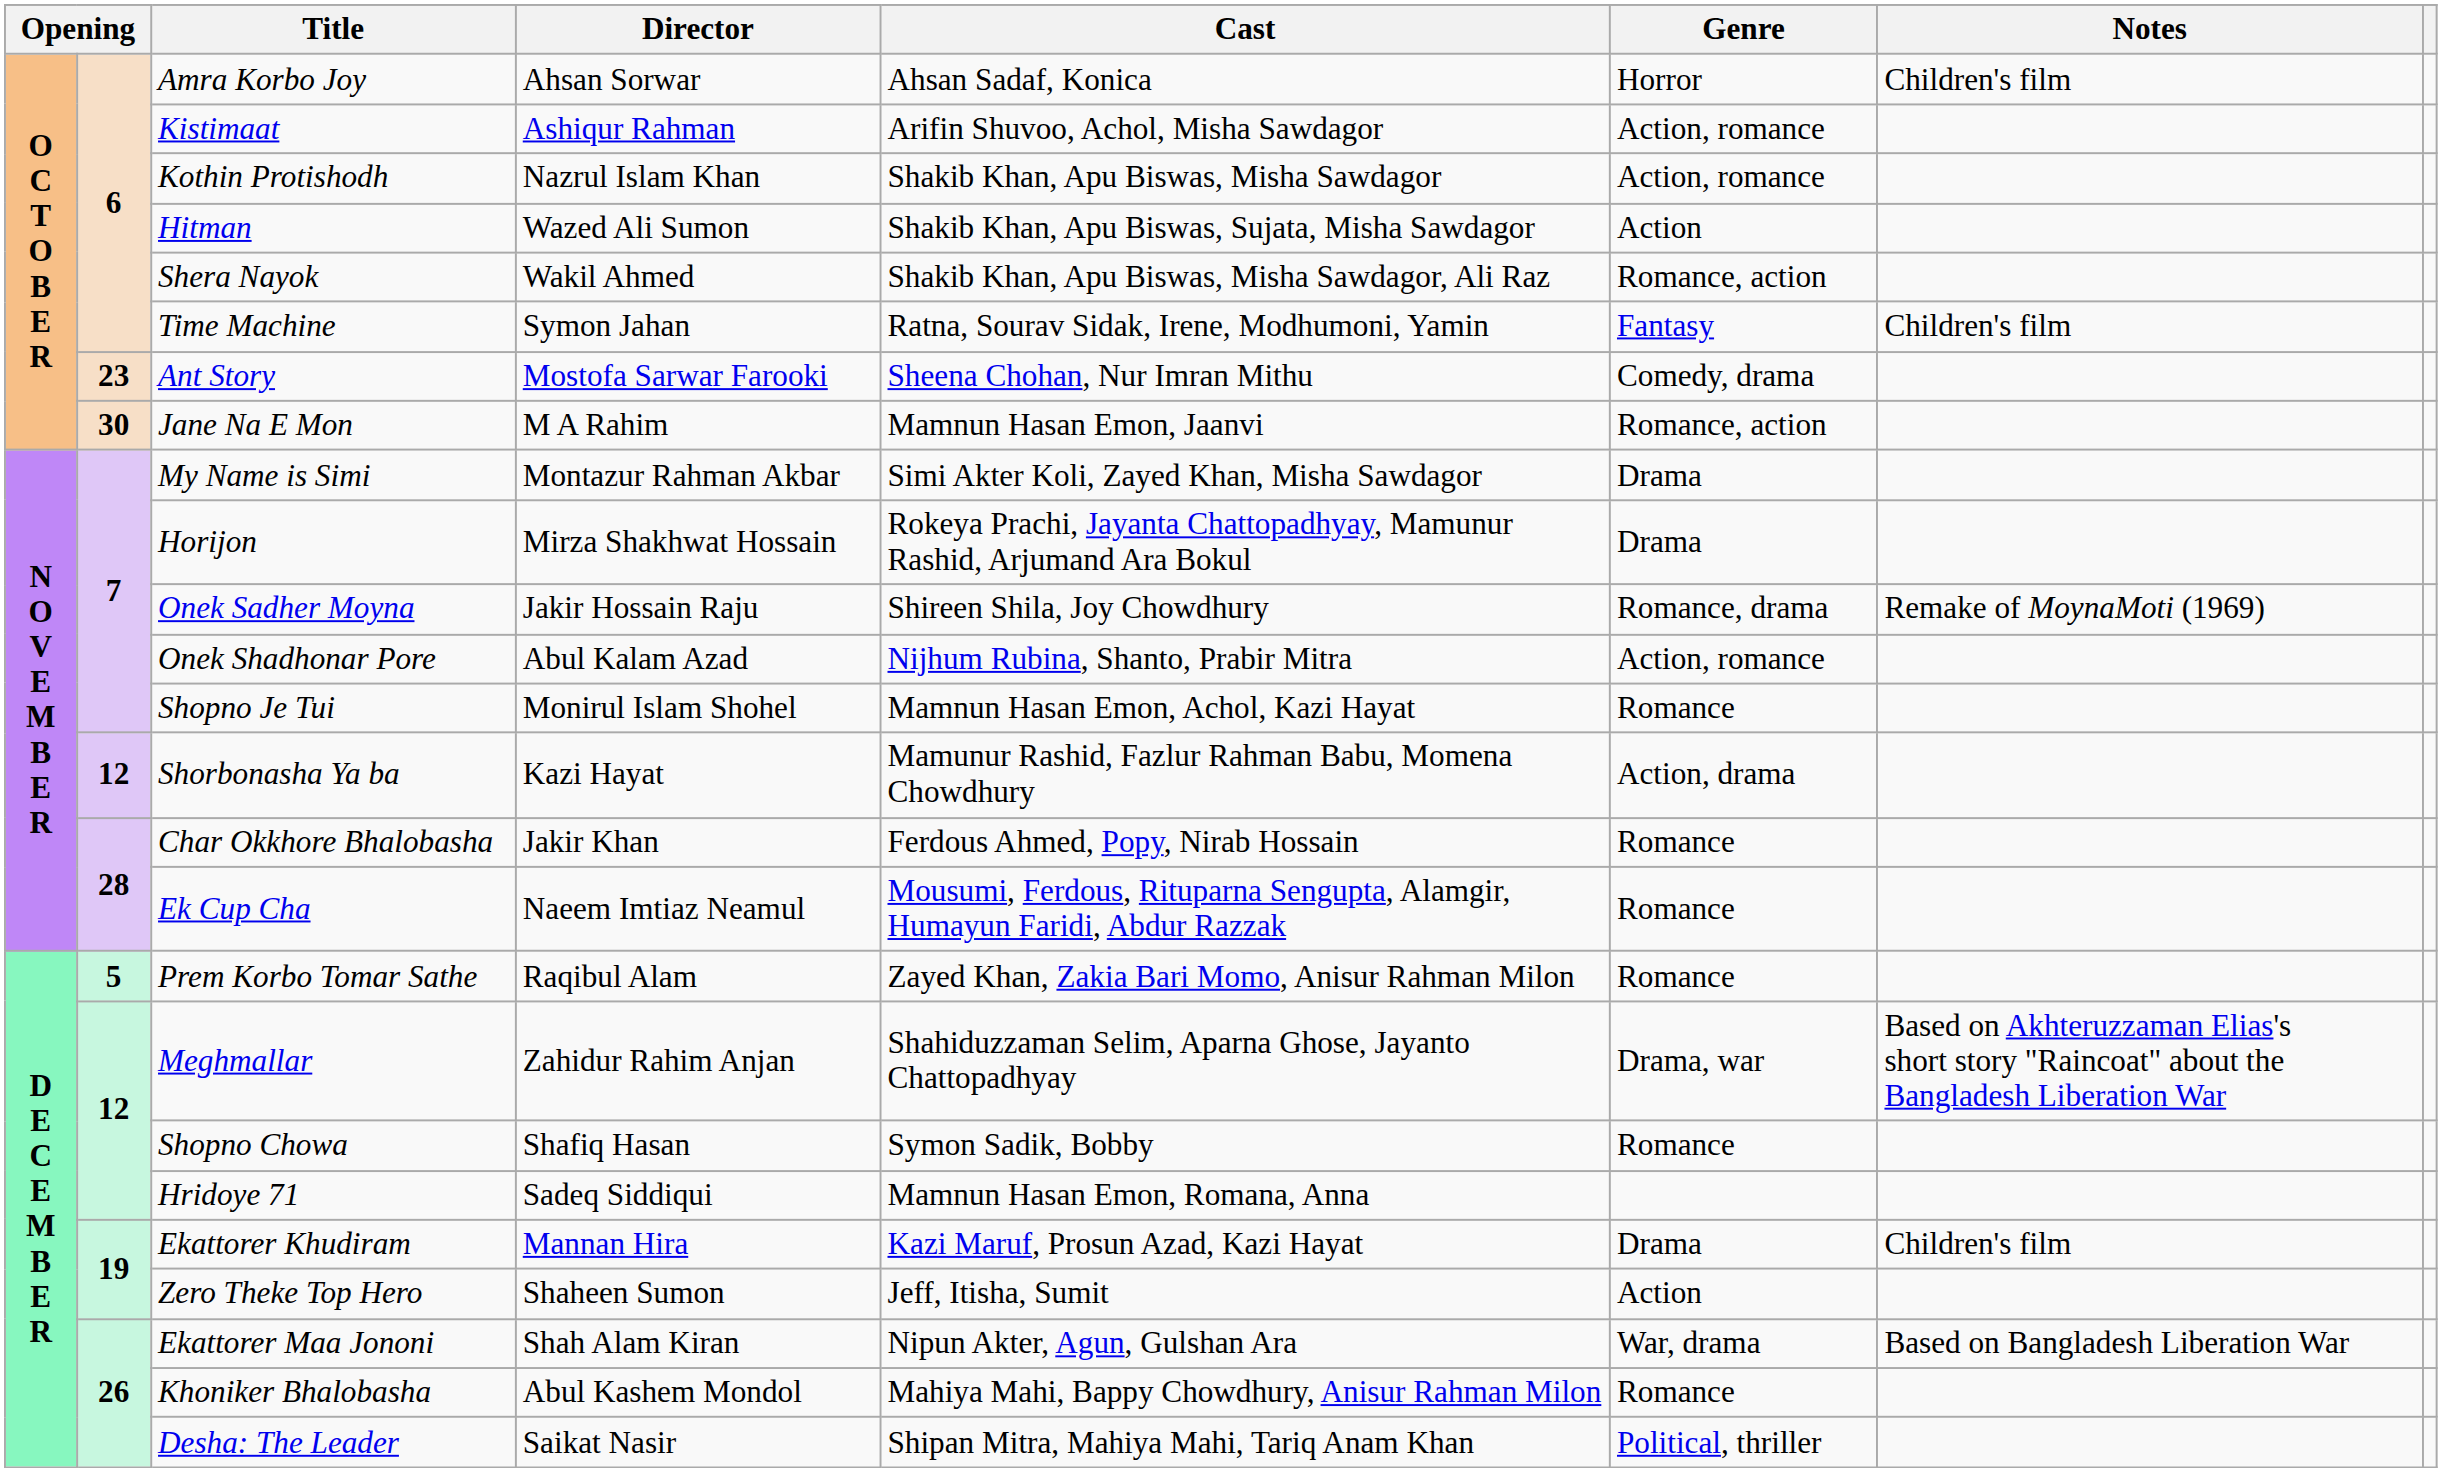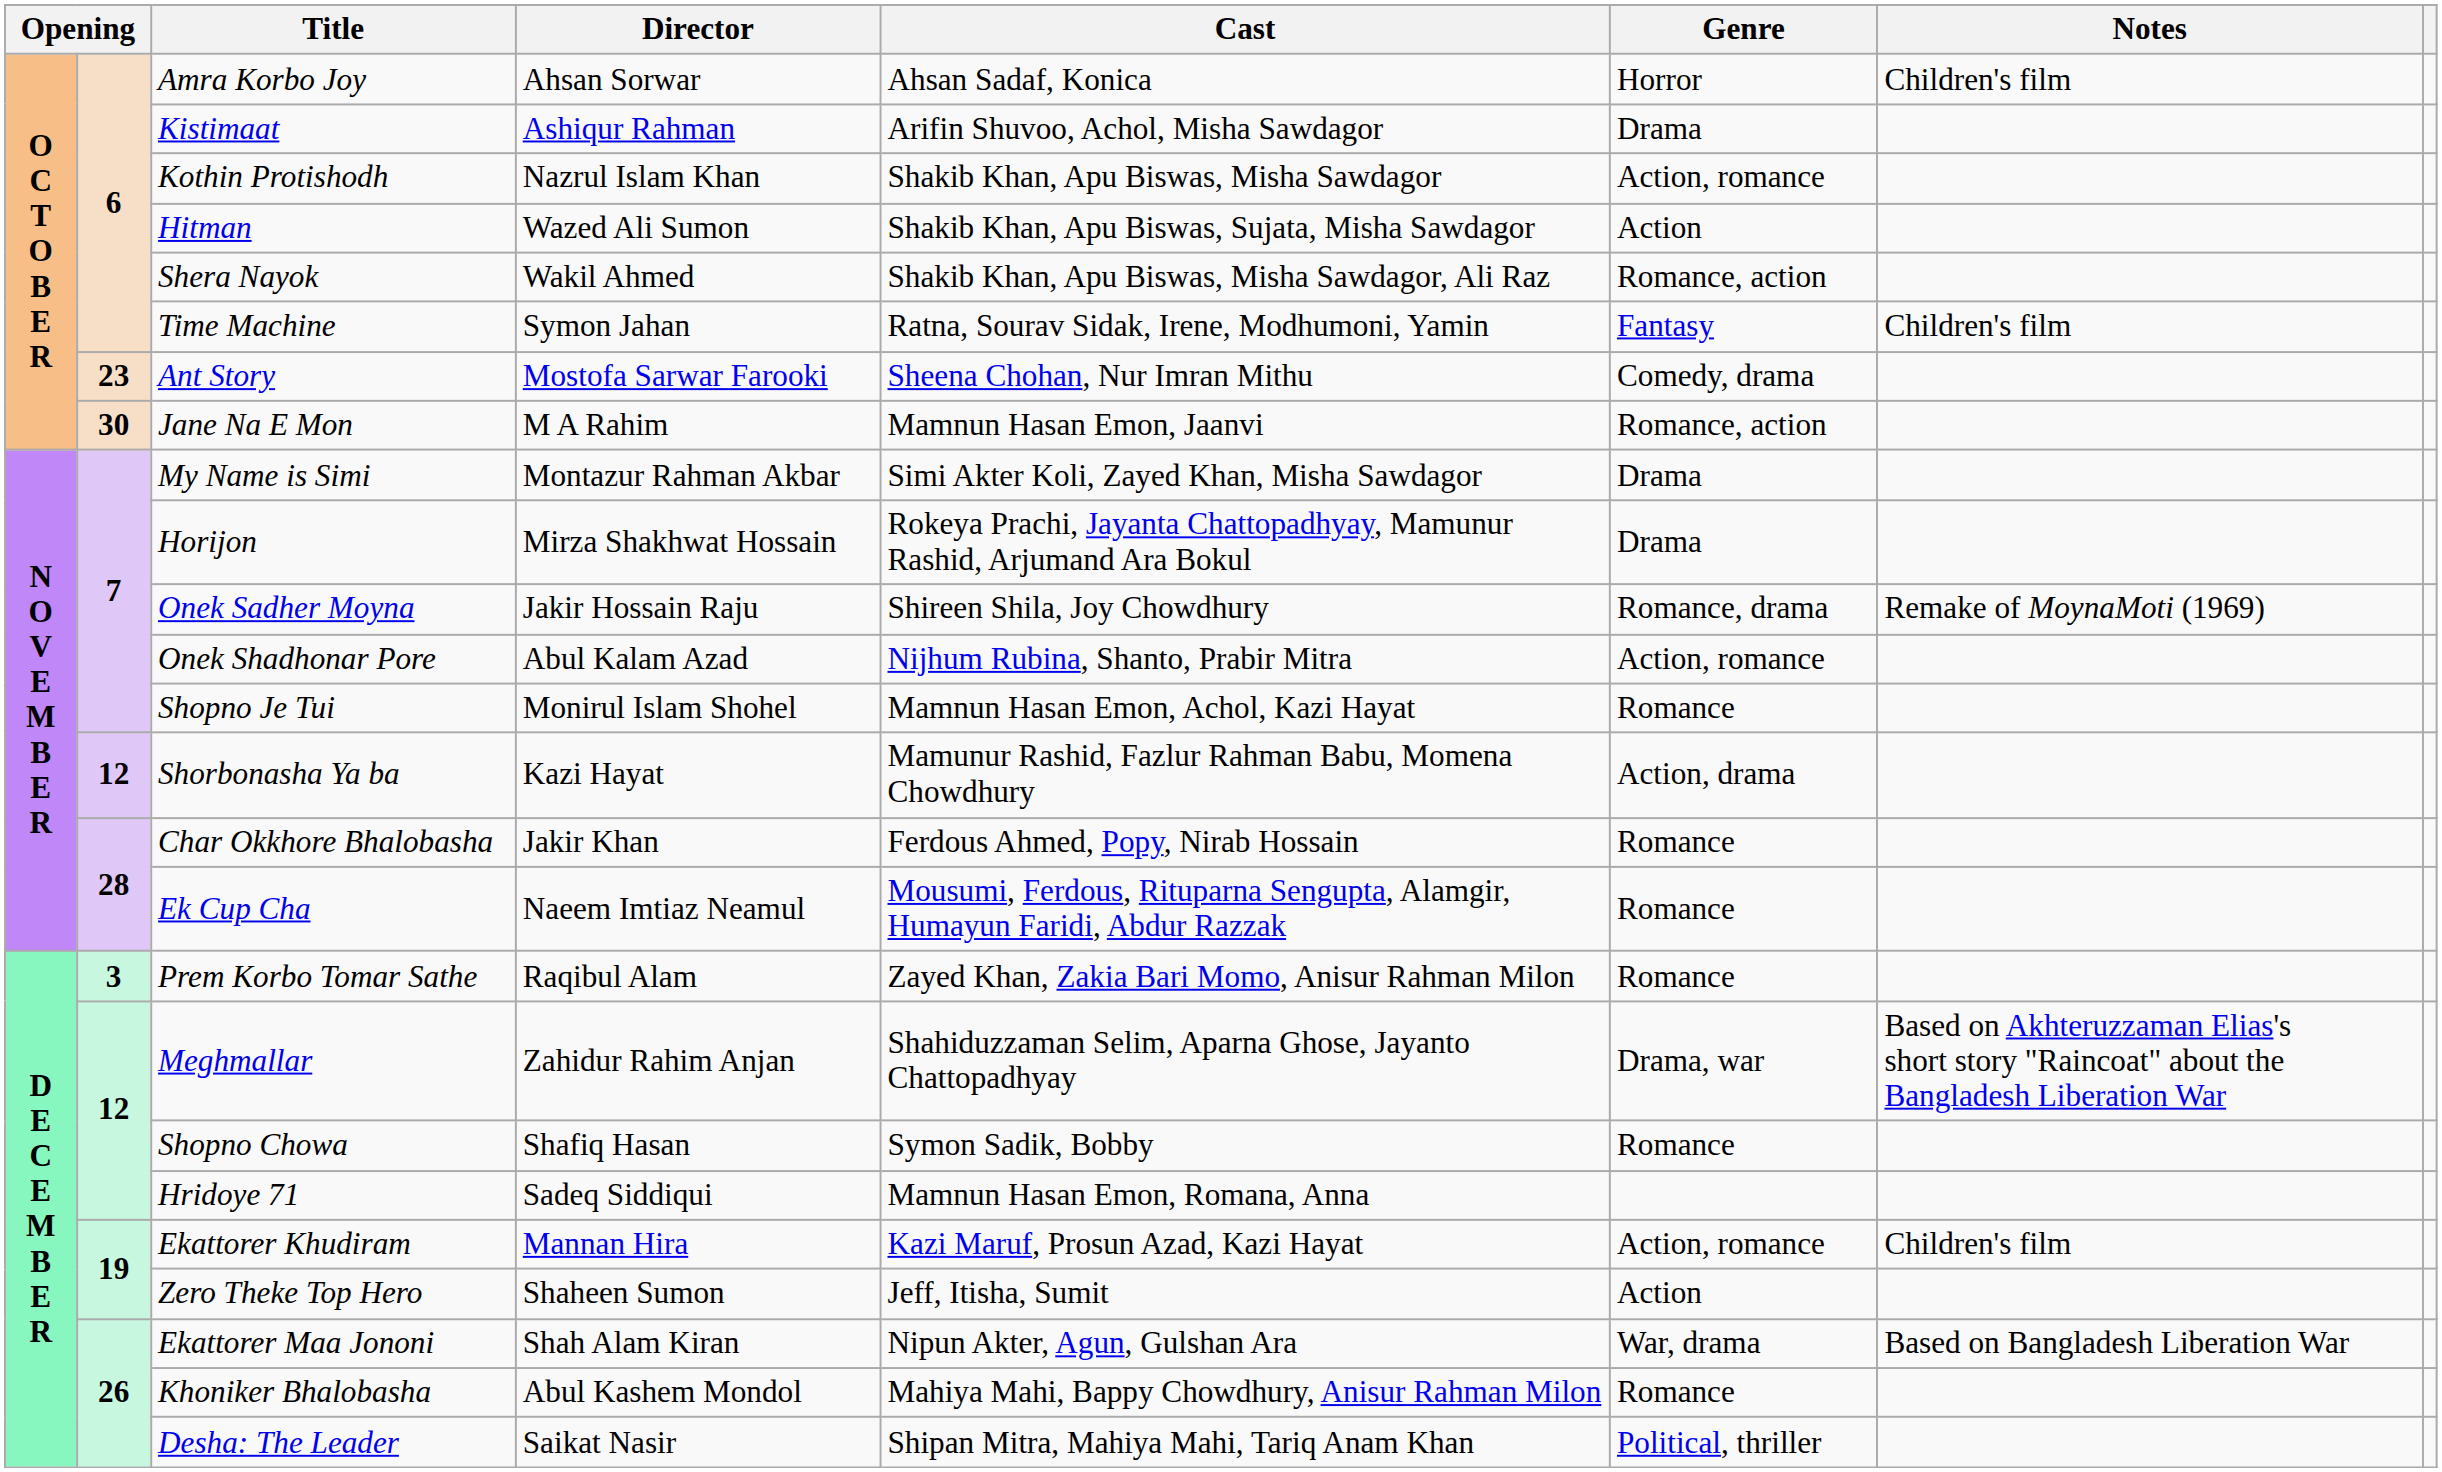(1721, 128) Action, romance -> (1659, 128) Drama
(114, 975) 5 -> (114, 975) 3
(1659, 1243) Drama -> (1721, 1243) Action, romance
